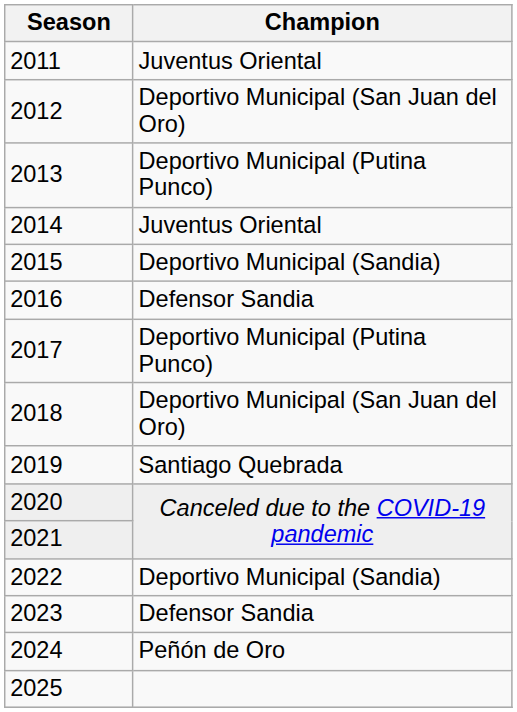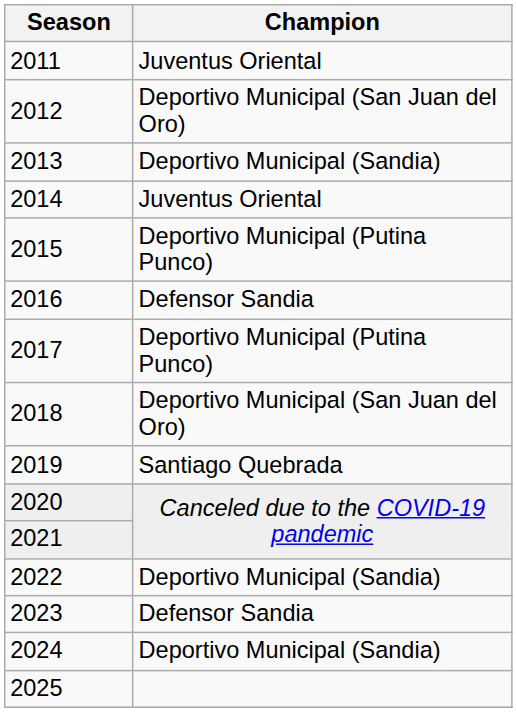(282, 174) Deportivo Municipal (Putina Punco) -> (290, 161) Deportivo Municipal (Sandia)
(290, 262) Deportivo Municipal (Sandia) -> (282, 249) Deportivo Municipal (Putina Punco)
(212, 651) Peñón de Oro -> (290, 651) Deportivo Municipal (Sandia)
